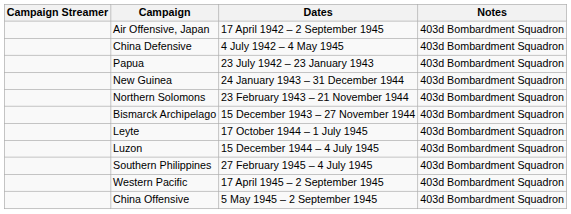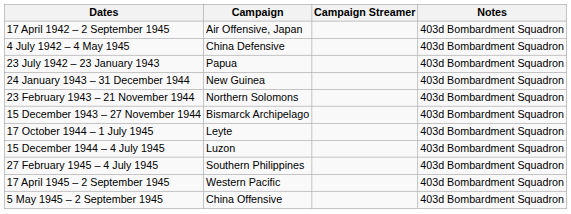columns swapped: (57, 13) <-> (318, 13)
